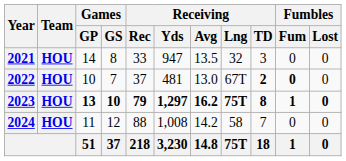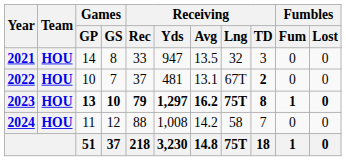(206, 79) 13.0 -> (206, 79) 13.1
(292, 79) bold -> (292, 79) normal
